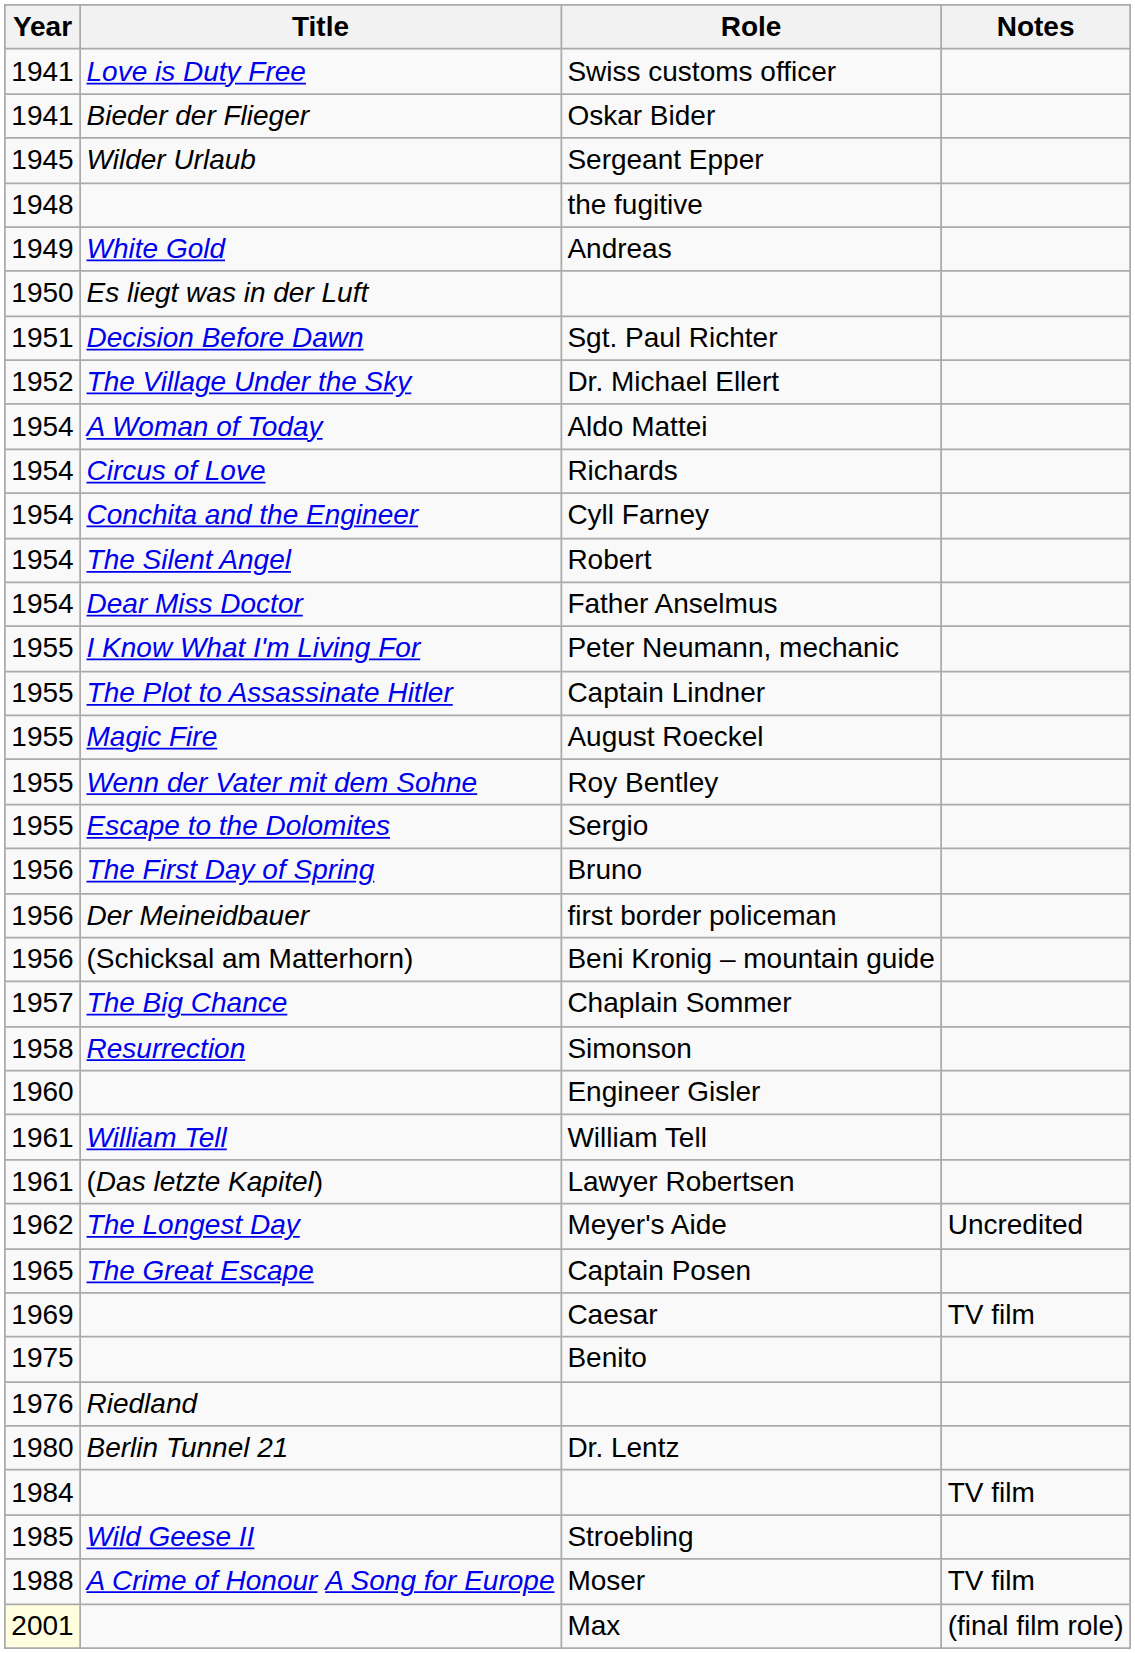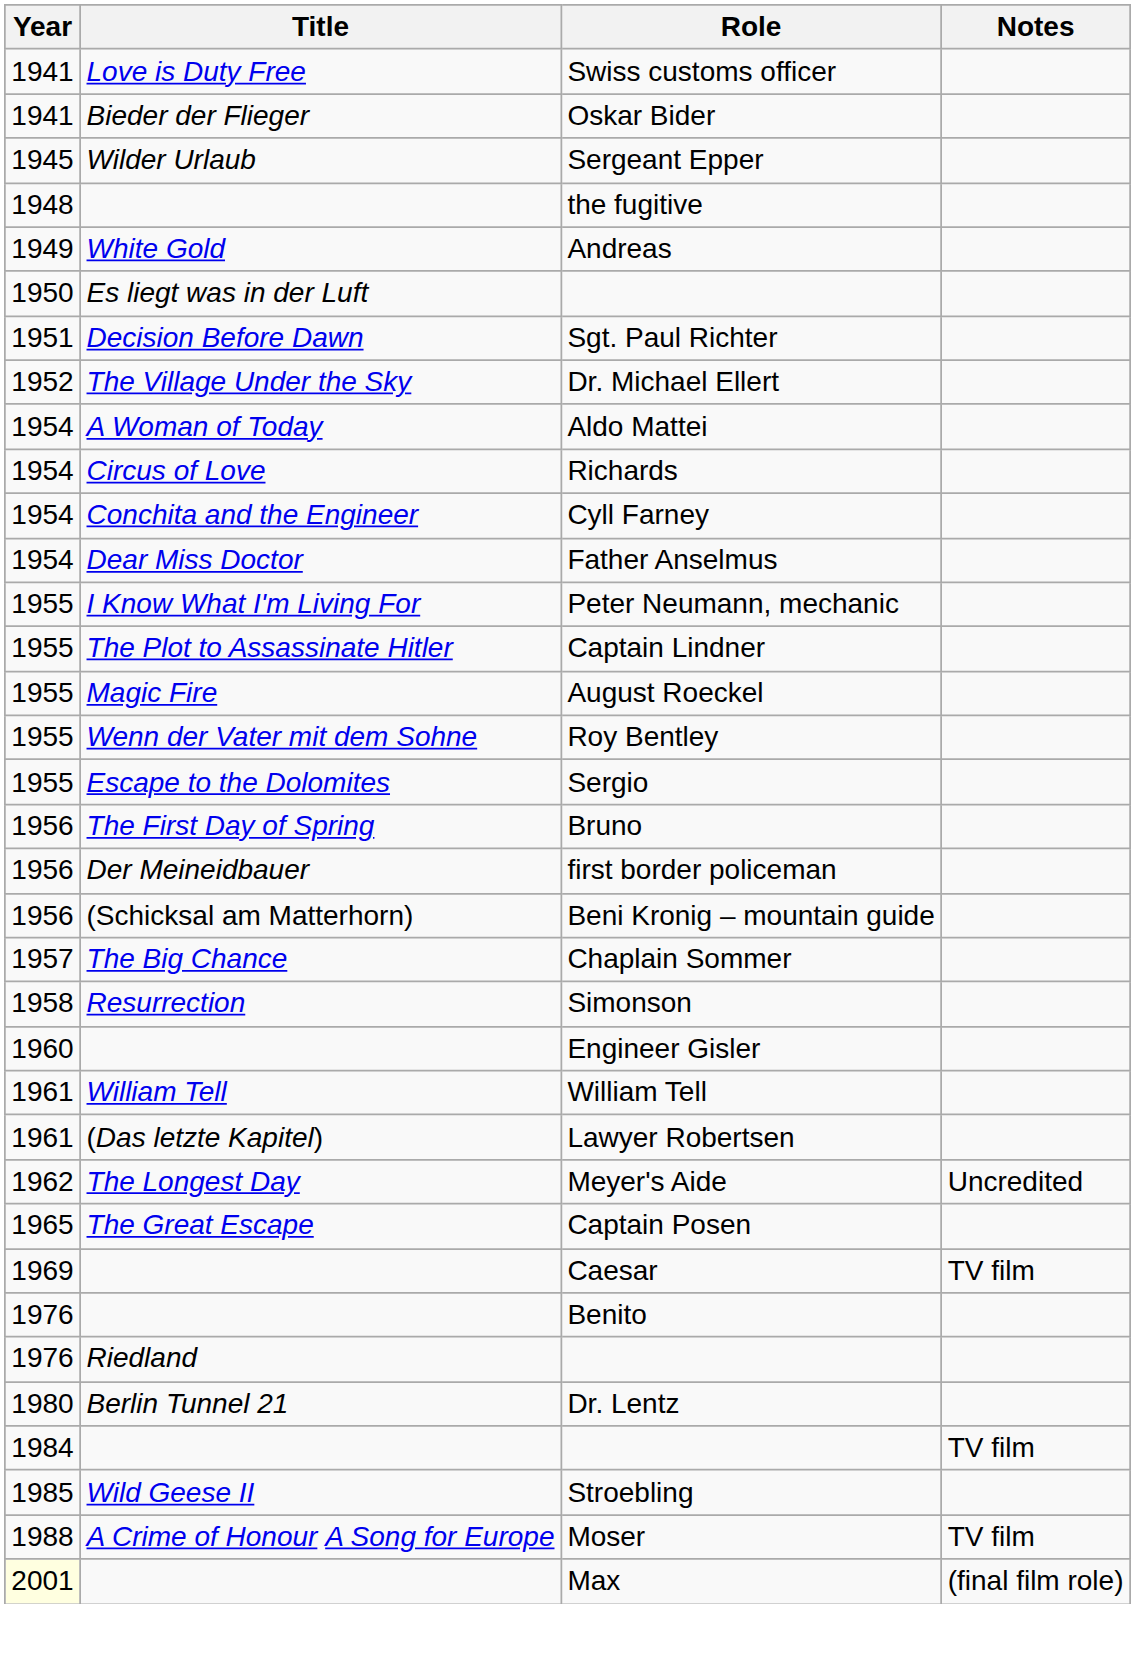- row: (189, 559)
(42, 1358) 1975 -> (42, 1314) 1976
